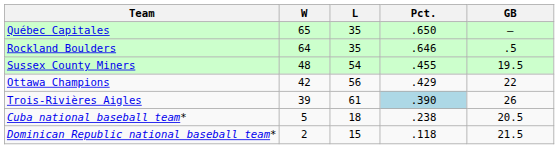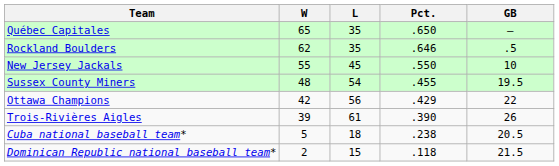(304, 48) 64 -> (304, 48) 62
+ row: (65, 65)
(423, 100) lightblue background -> (423, 117) no background
